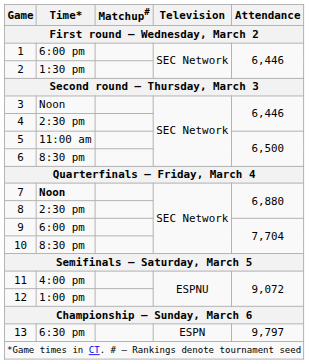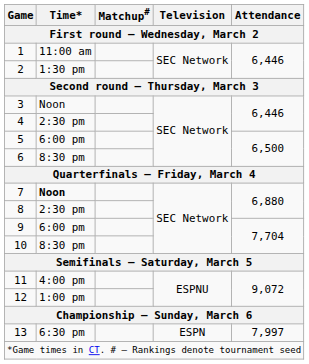(62, 52) 6:00 pm -> (65, 52) 11:00 am
(65, 140) 11:00 am -> (62, 140) 6:00 pm
(268, 333) 9,797 -> (268, 333) 7,997
